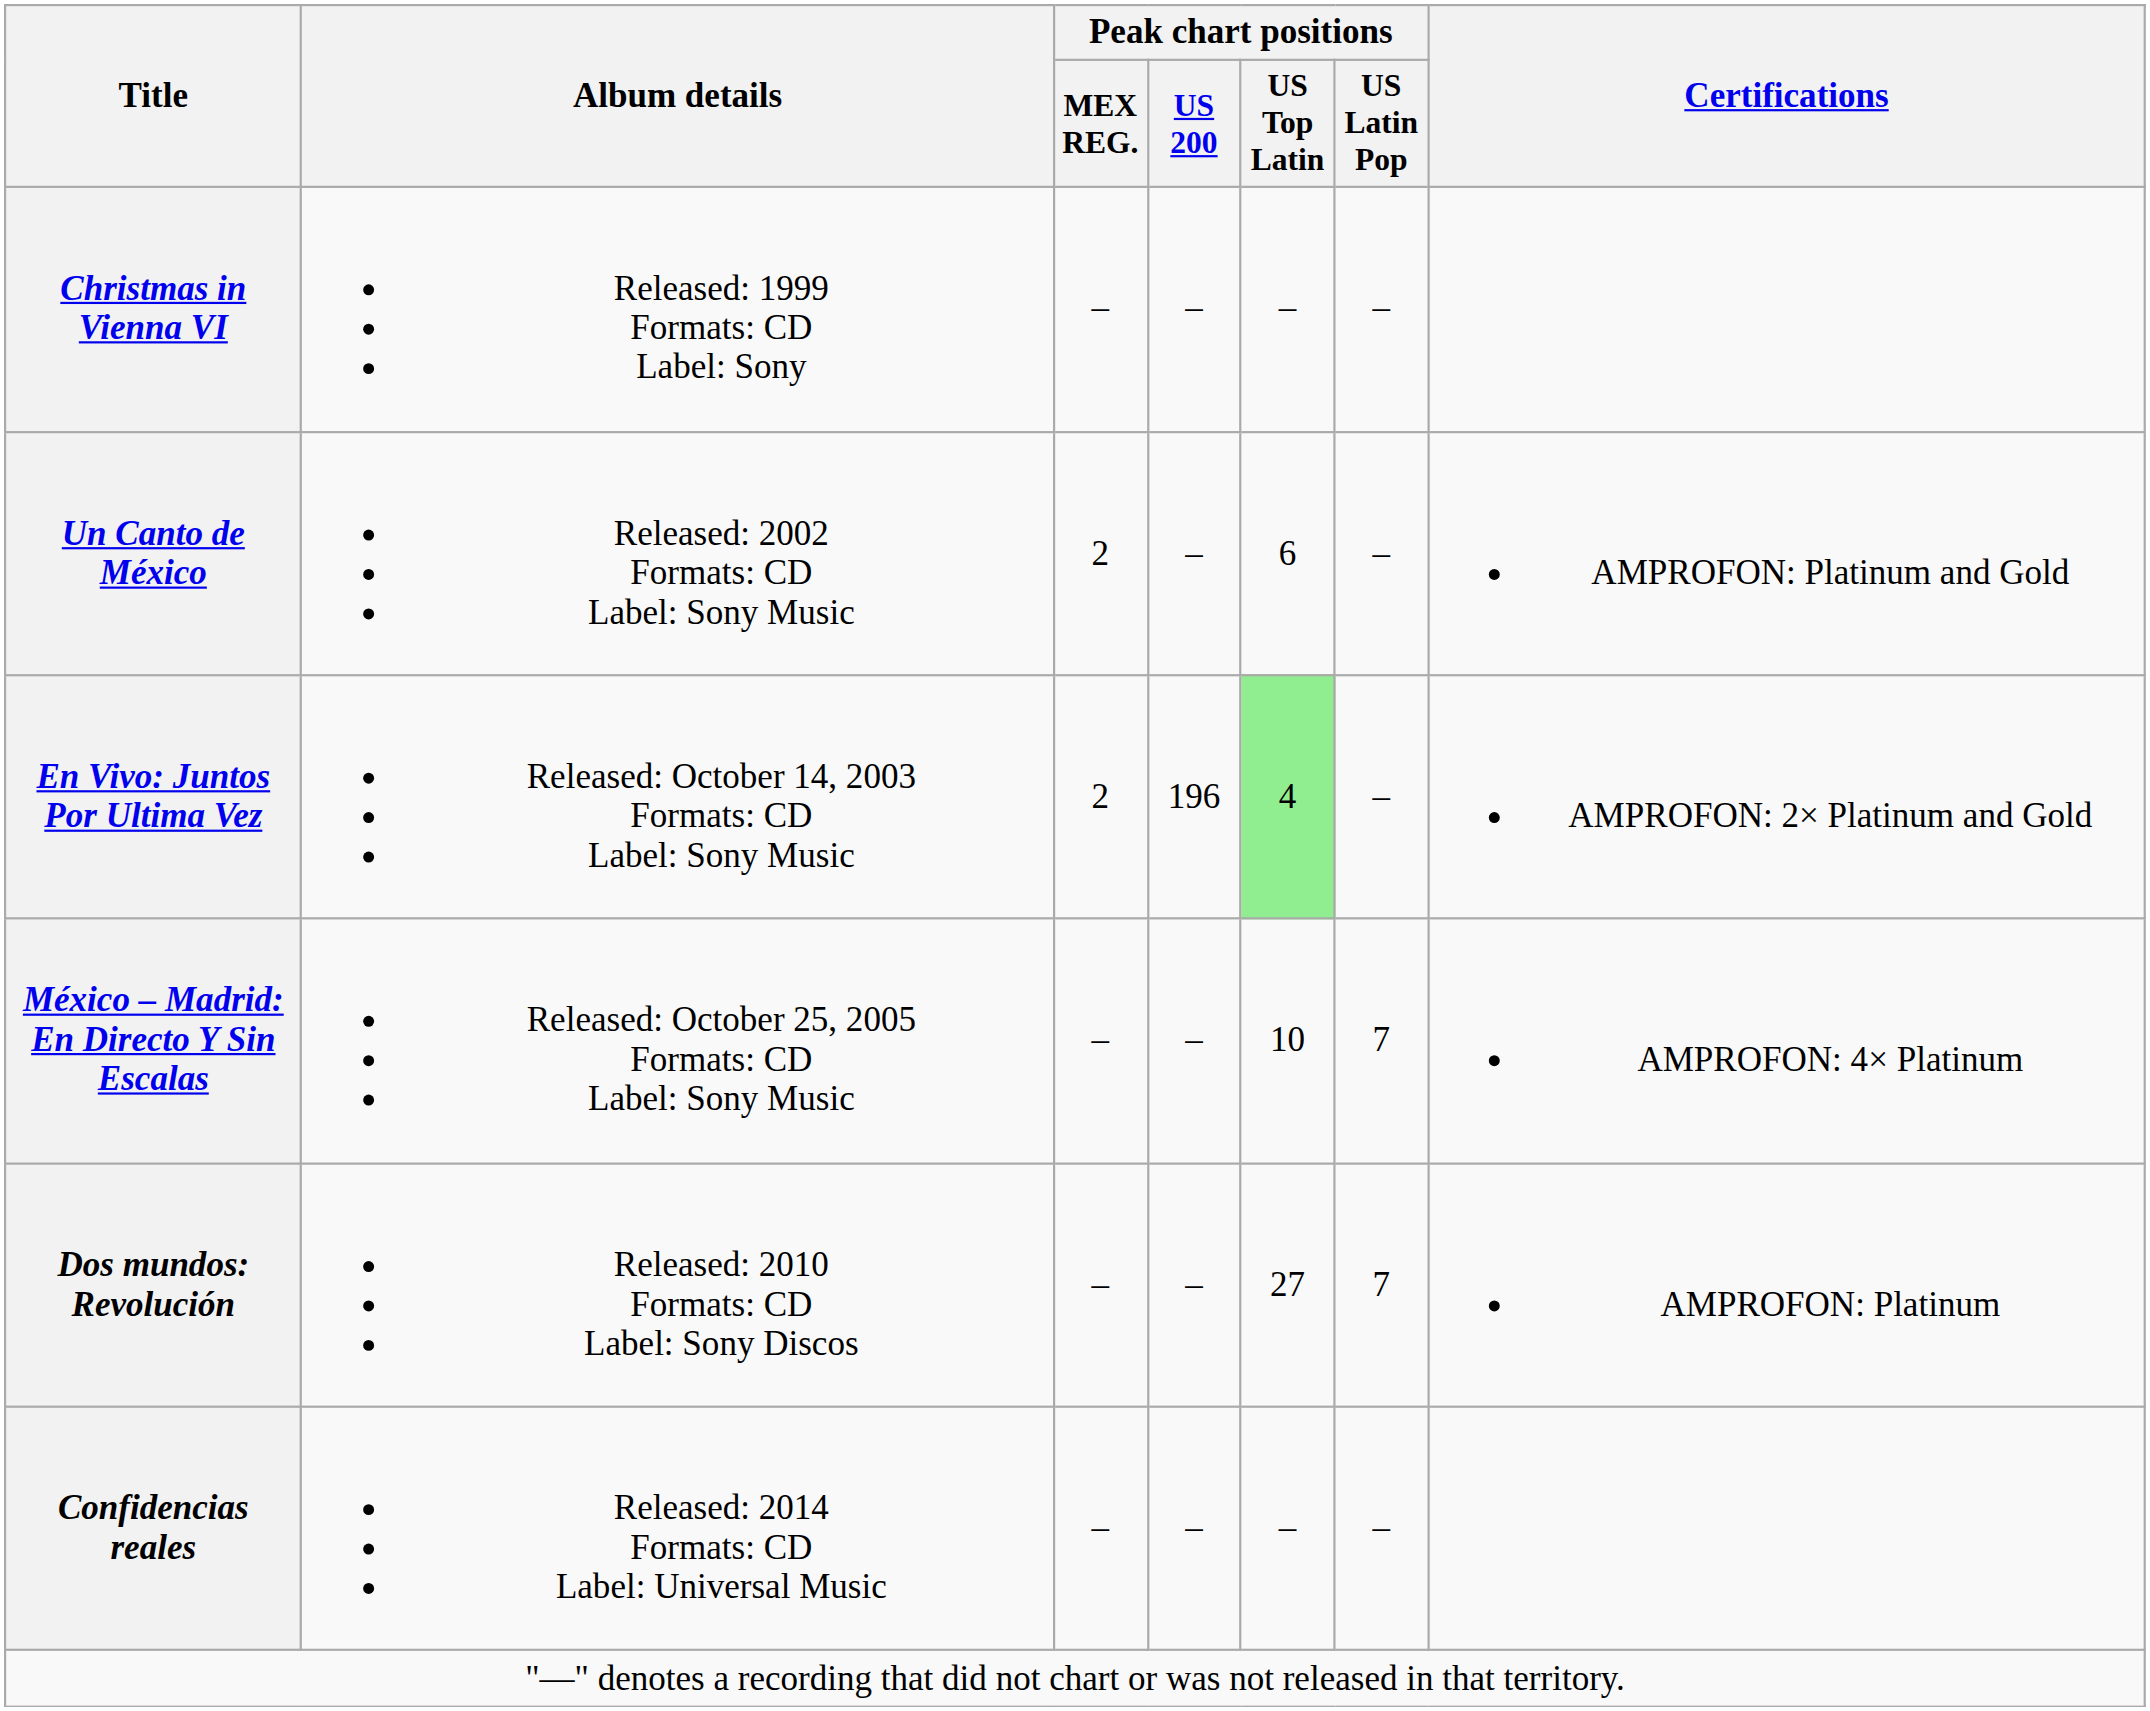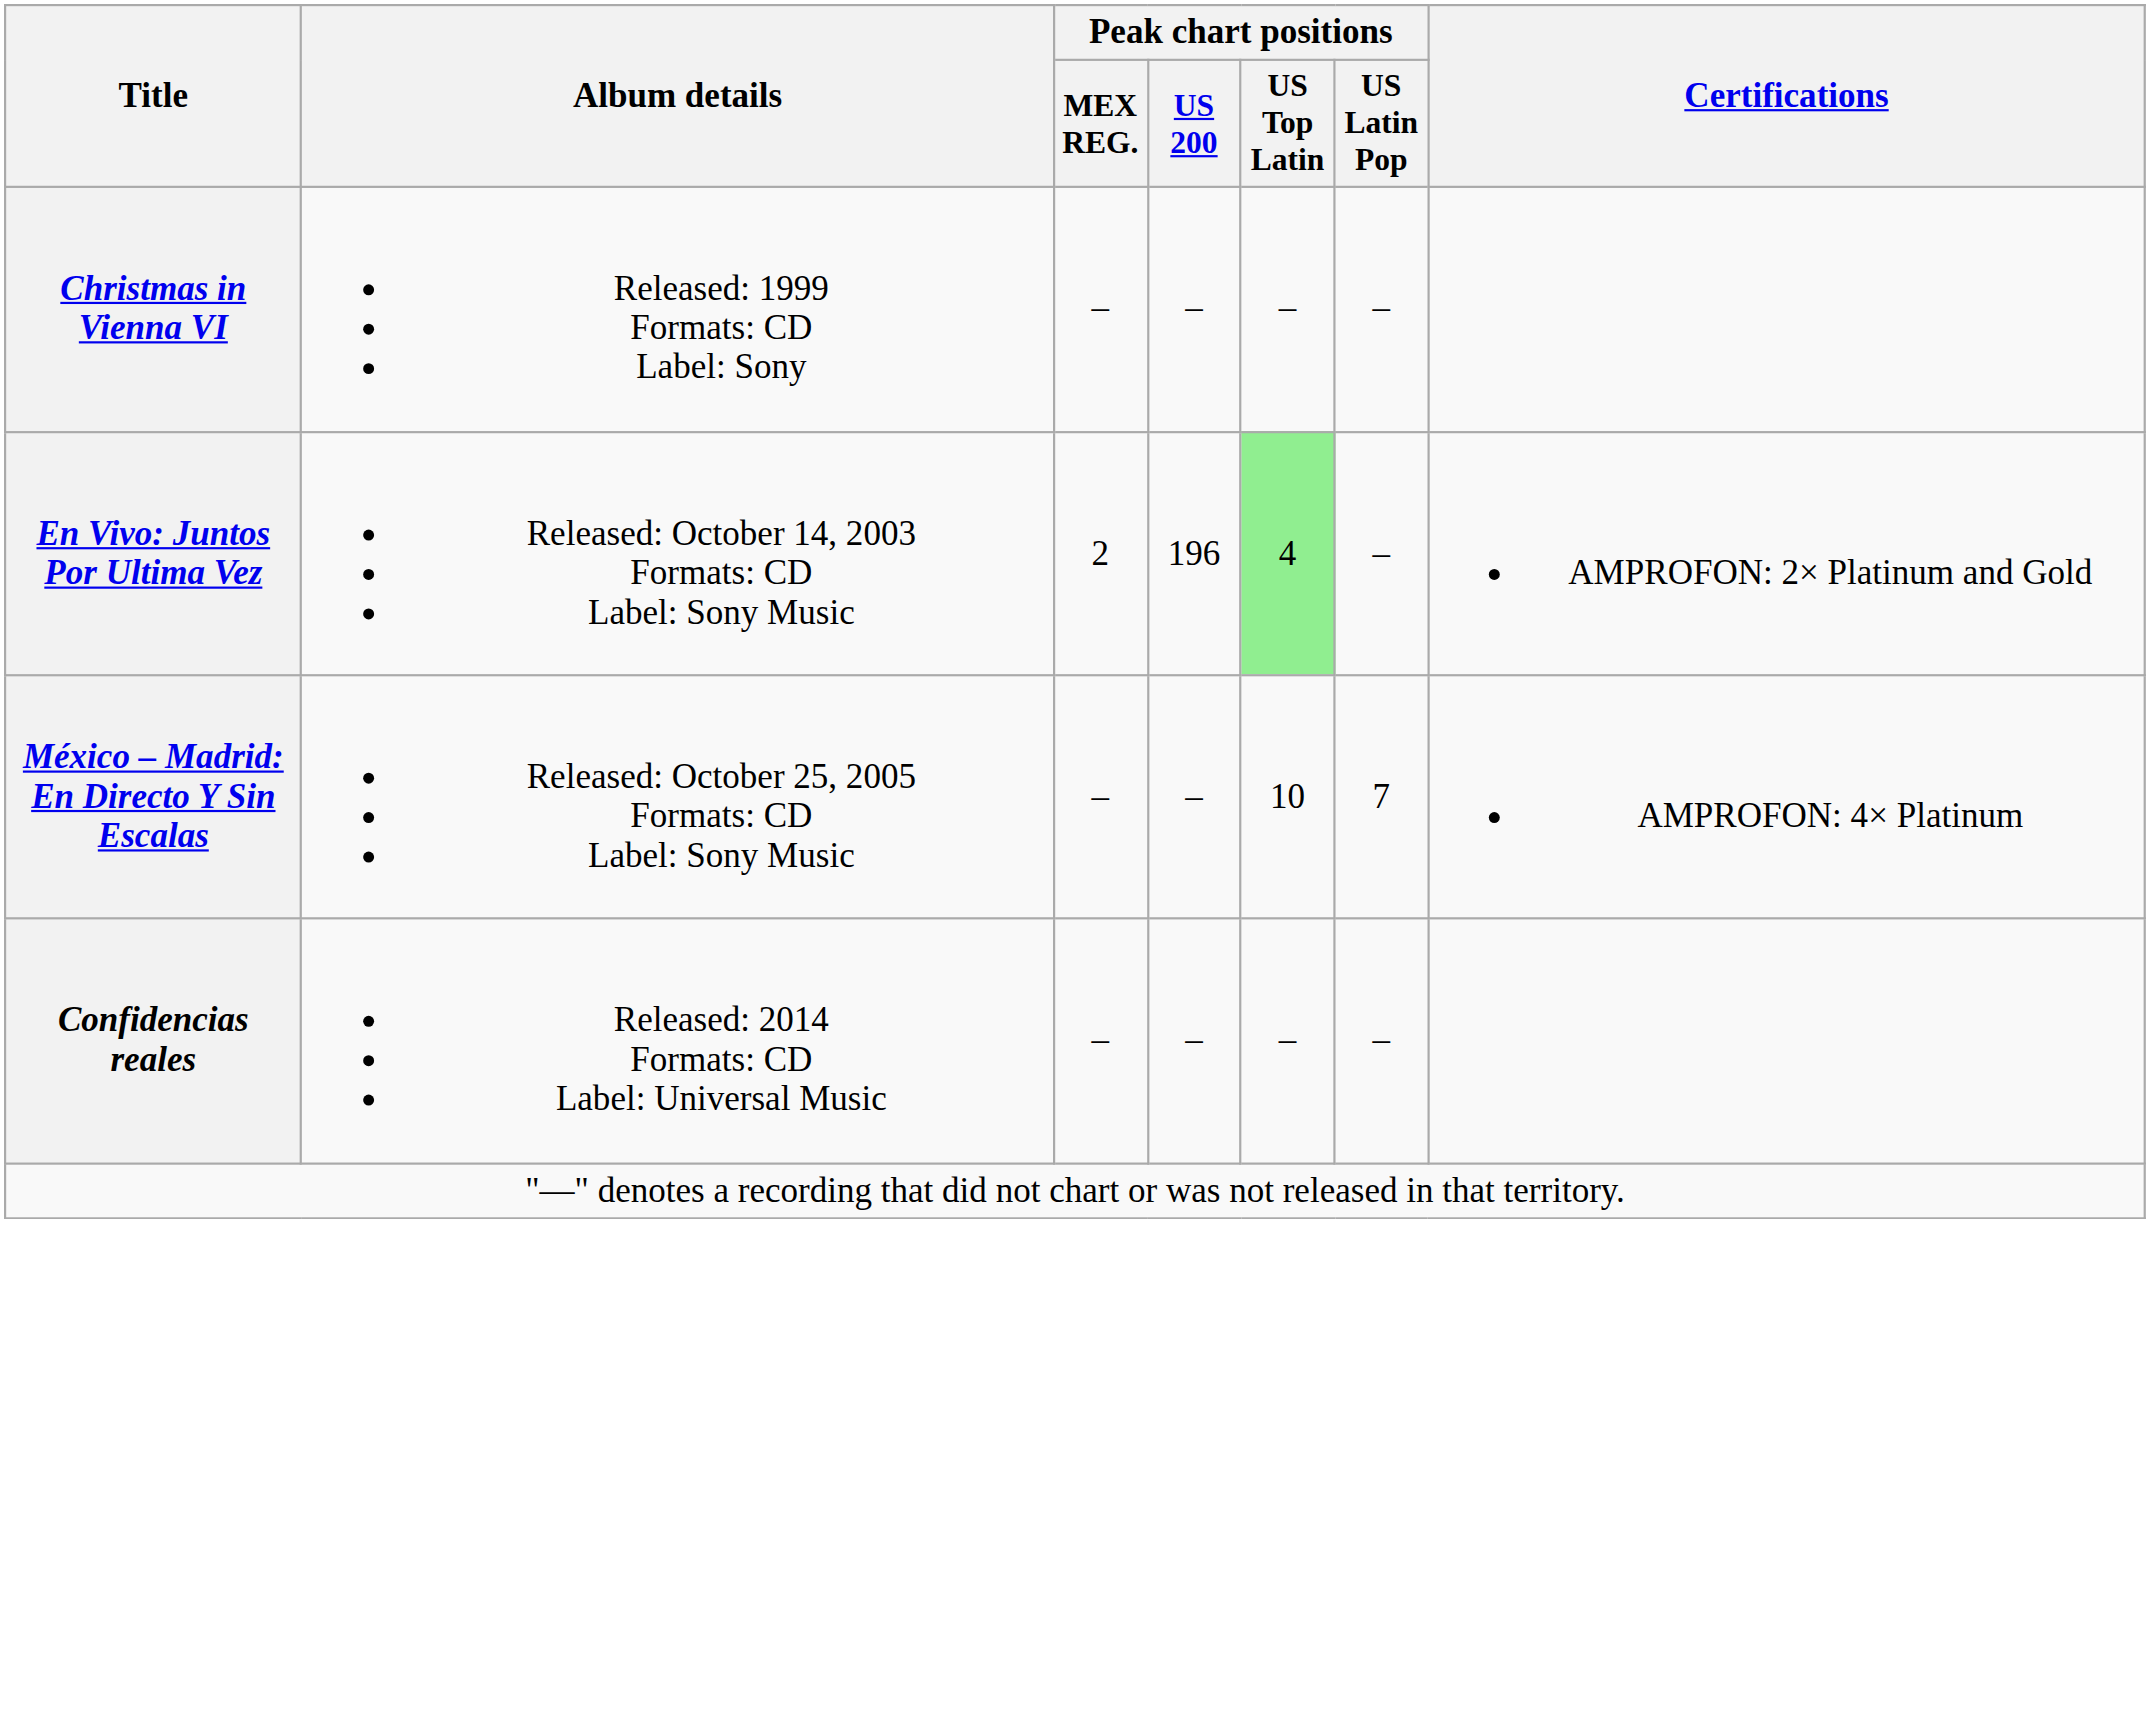- row: (153, 552)
- row: (153, 1284)
